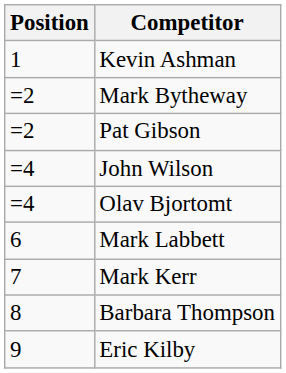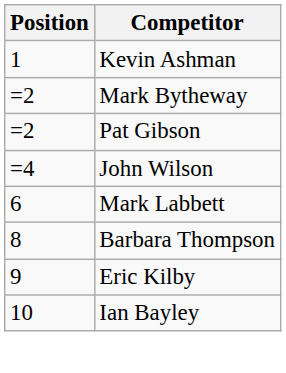- row: (166, 204)
- row: (148, 276)
+ row: (149, 312)
